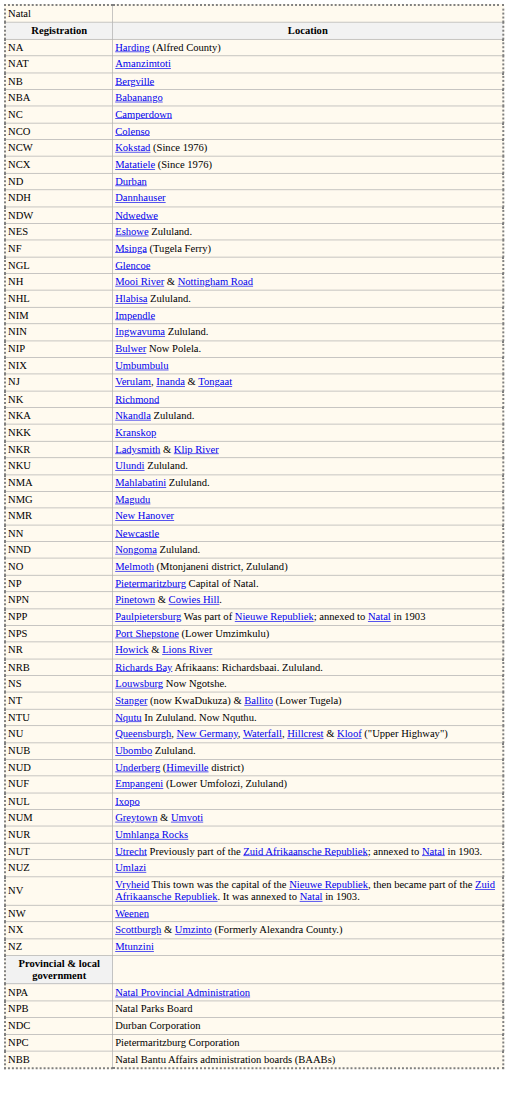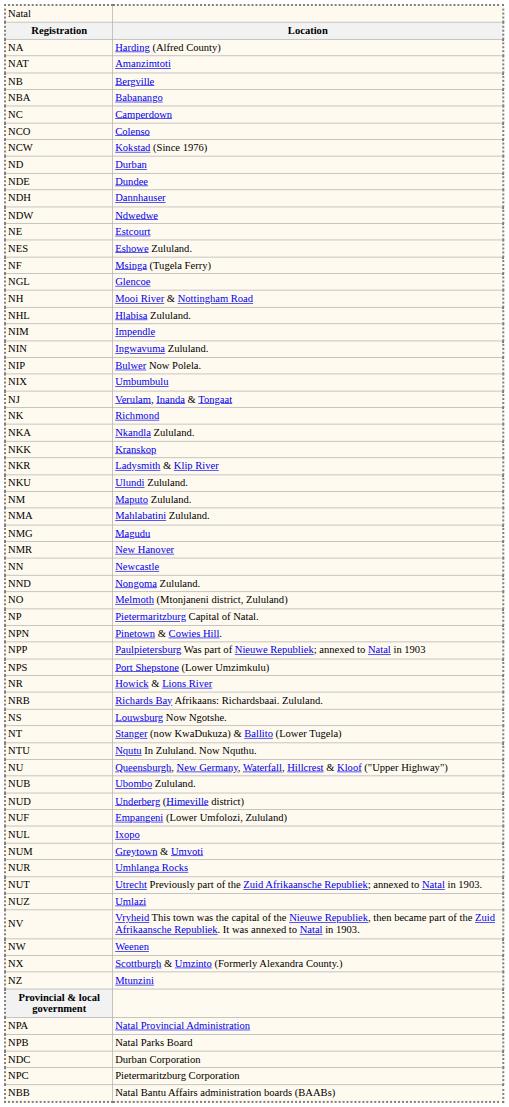- row: (19, 164)
+ row: (19, 181)
+ row: (15, 231)
+ row: (17, 499)
